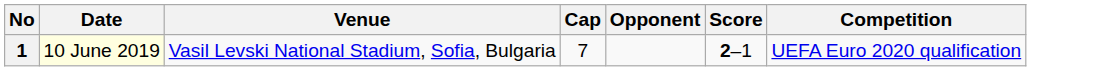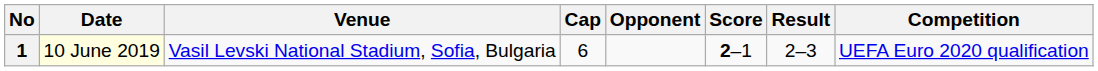+ column: (801, 19)
(583, 50) 7 -> (583, 50) 6
